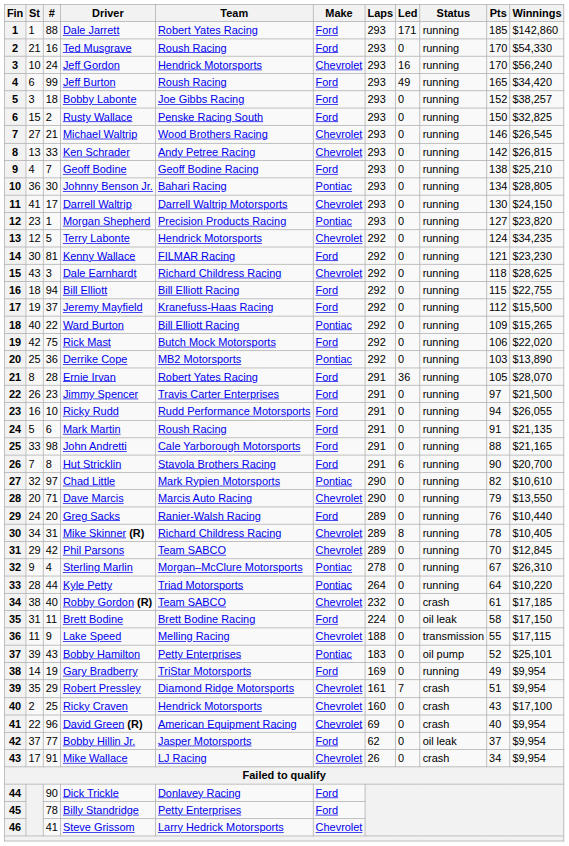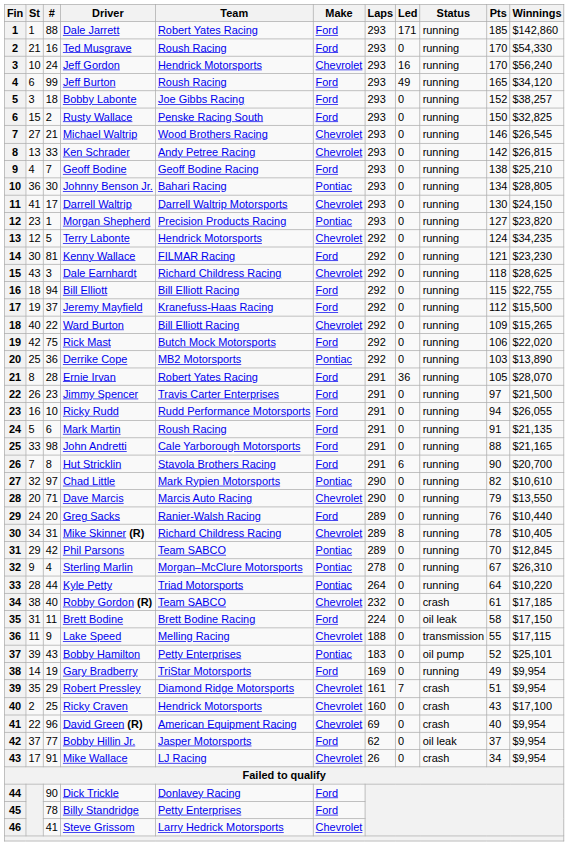(532, 83) $34,420 -> (532, 83) $34,120
(334, 325) Pontiac -> (339, 325) Chevrolet
(339, 550) Chevrolet -> (334, 550) Pontiac
